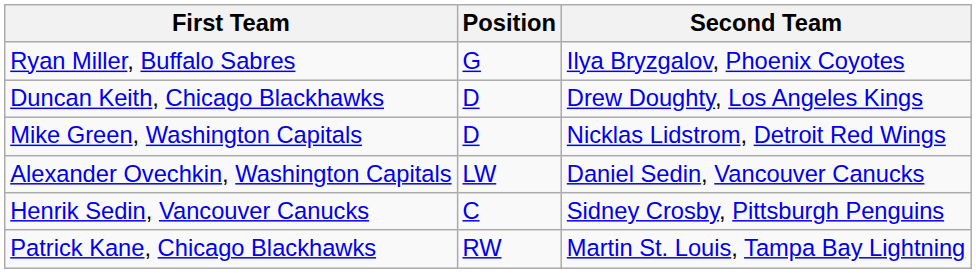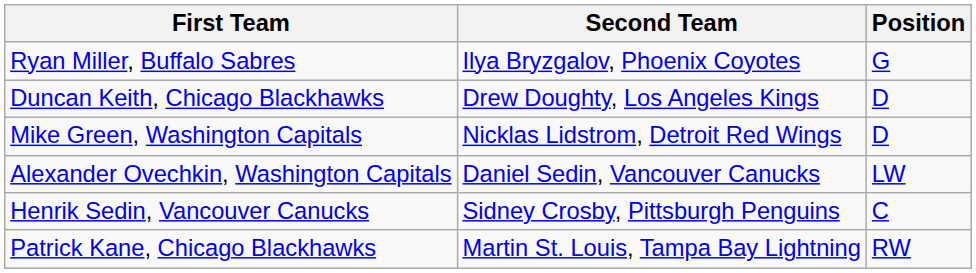columns swapped: (509, 23) <-> (766, 23)
